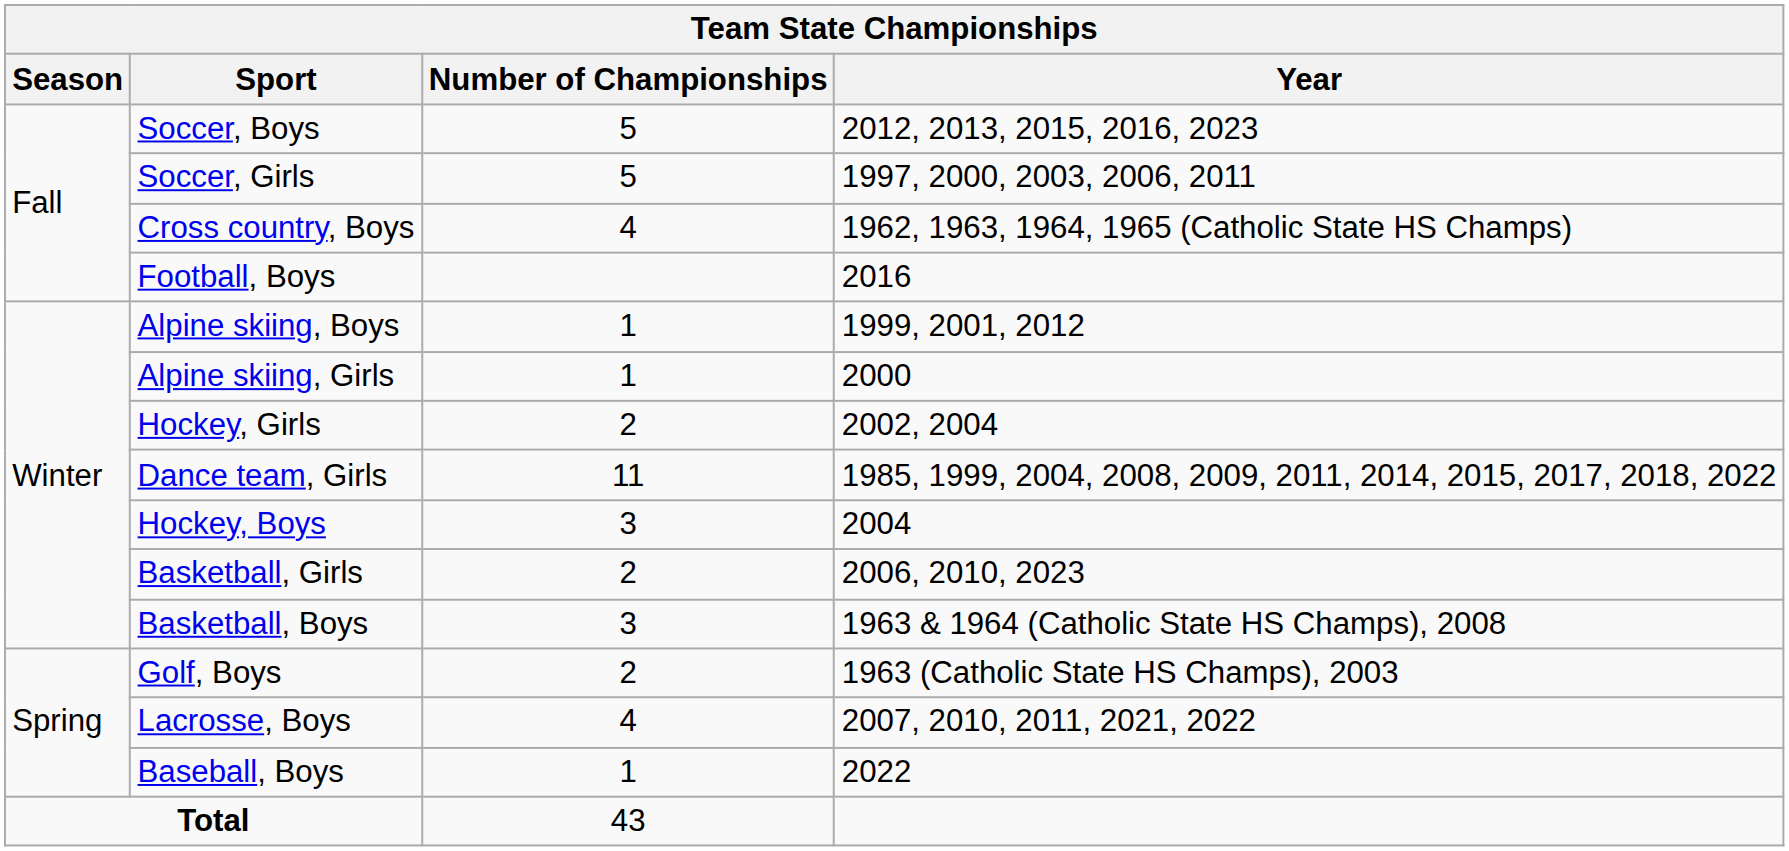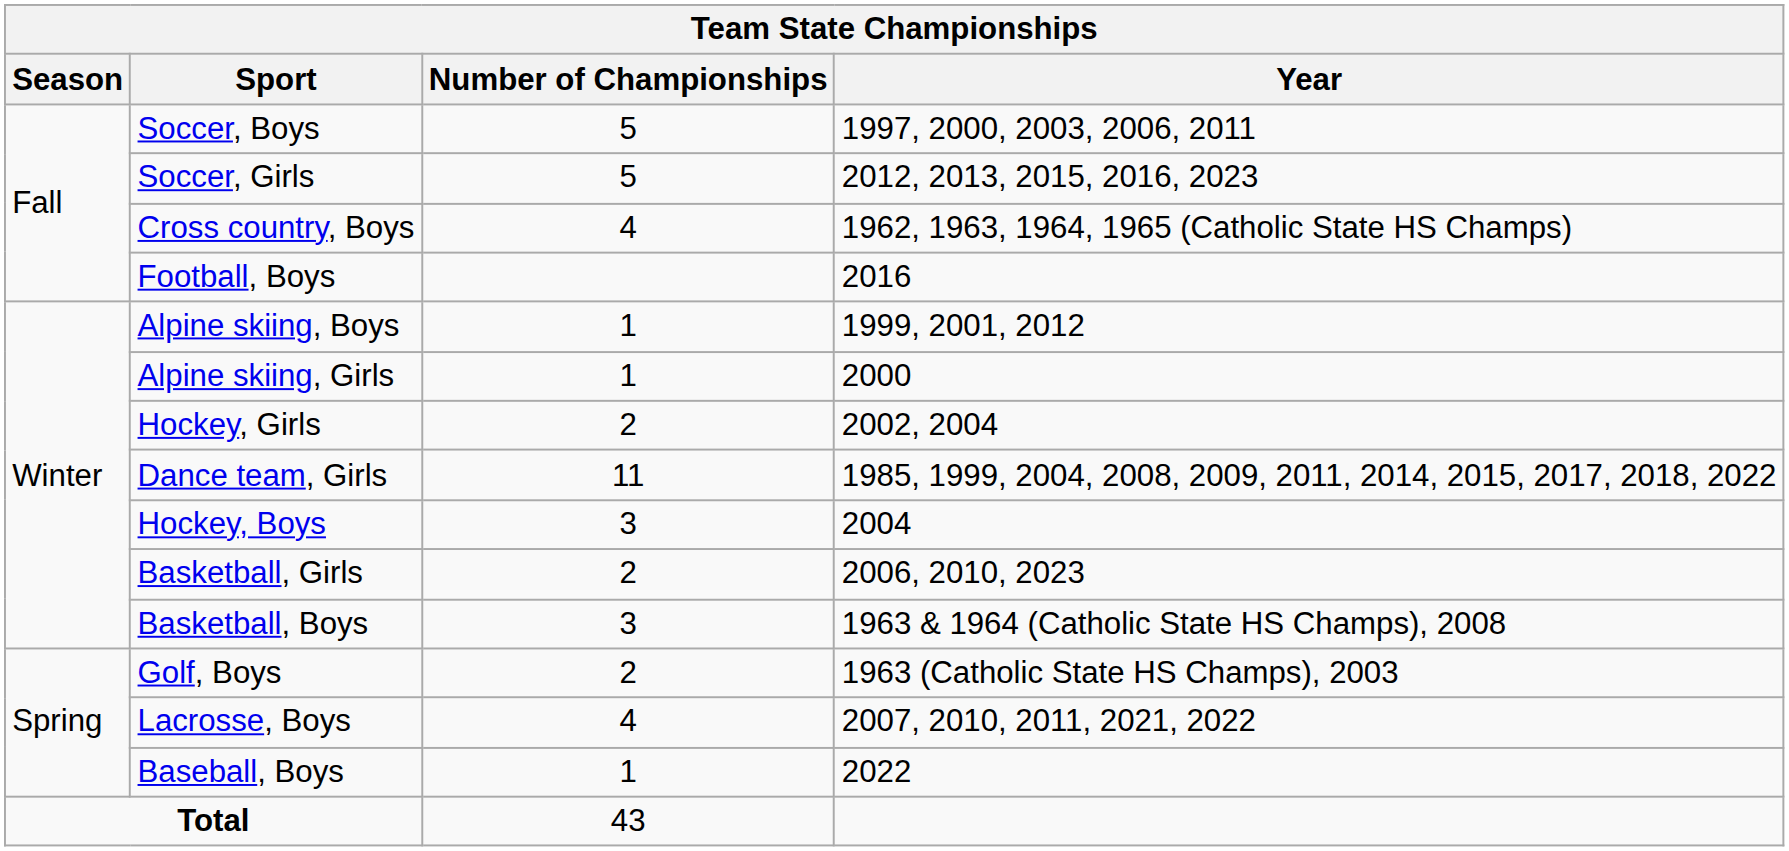(1050, 128) 2012, 2013, 2015, 2016, 2023 -> (1049, 128) 1997, 2000, 2003, 2006, 2011
(1049, 177) 1997, 2000, 2003, 2006, 2011 -> (1050, 177) 2012, 2013, 2015, 2016, 2023
